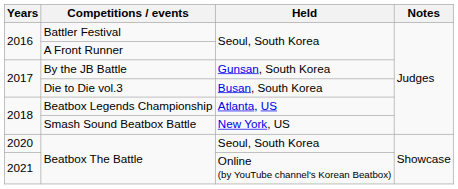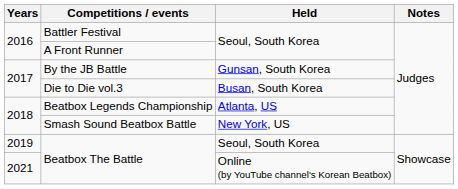(20, 143) 2020 -> (20, 143) 2019
